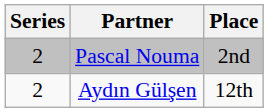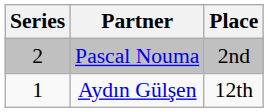(38, 90) 2 -> (38, 90) 1
